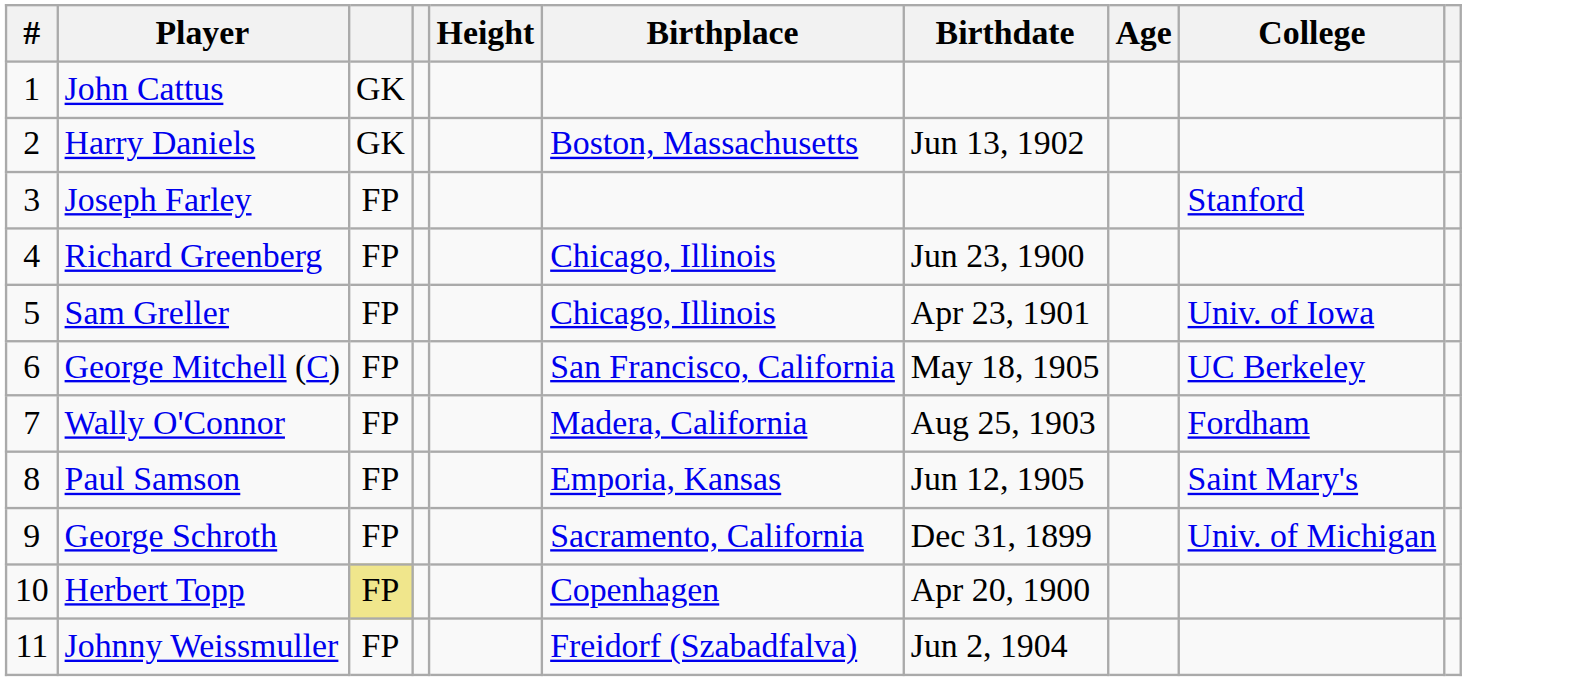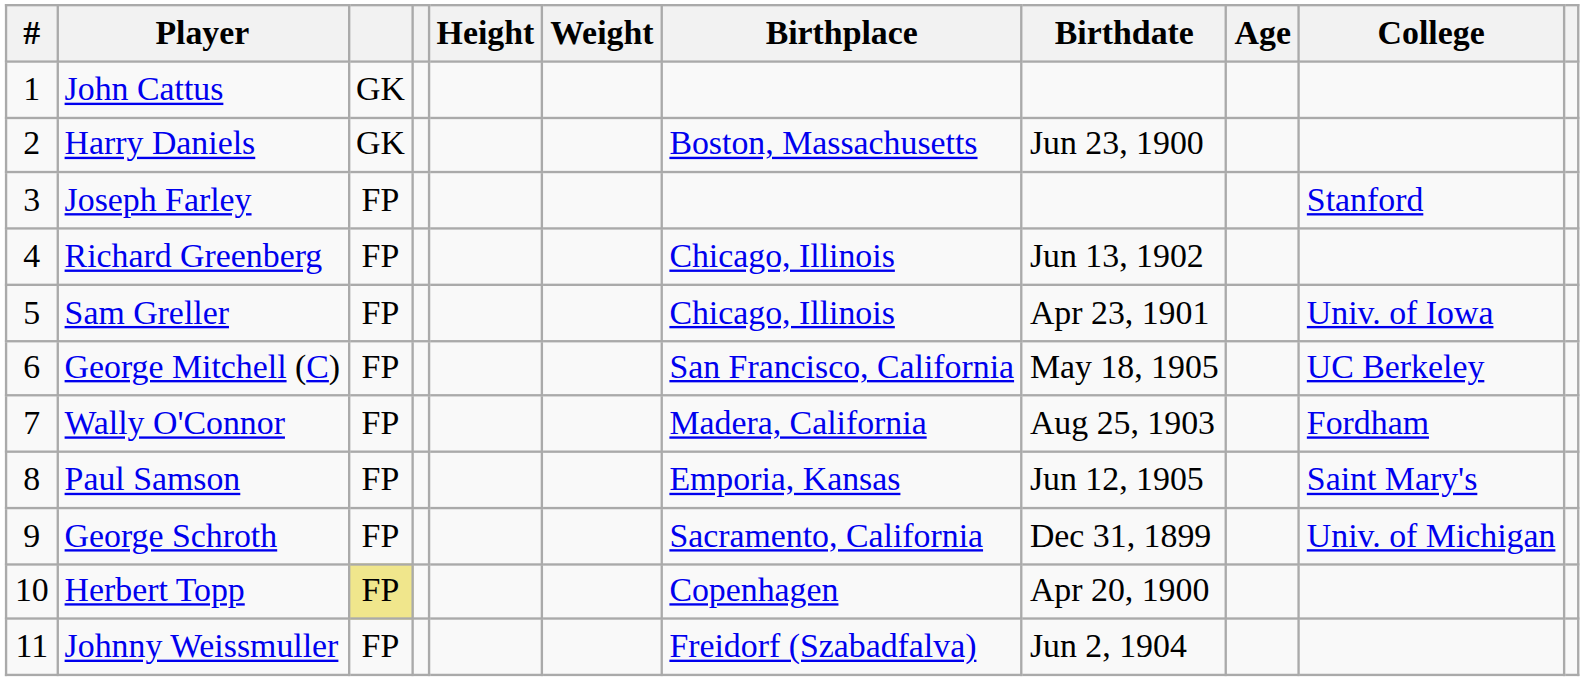+ column: (602, 32)
(998, 144) Jun 13, 1902 -> (1117, 144) Jun 23, 1900
(998, 256) Jun 23, 1900 -> (1117, 256) Jun 13, 1902
